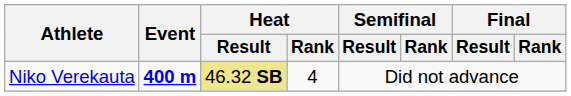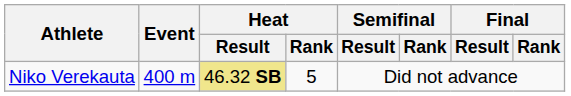(170, 77) bold -> (169, 77) normal
(312, 77) 4 -> (311, 77) 5
